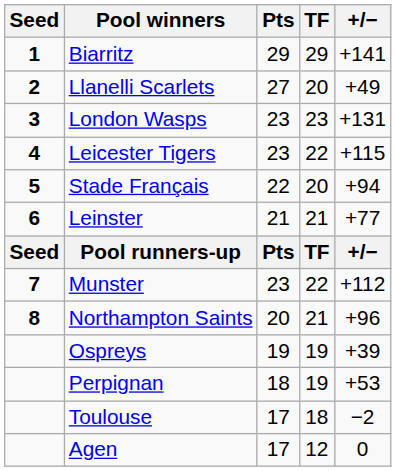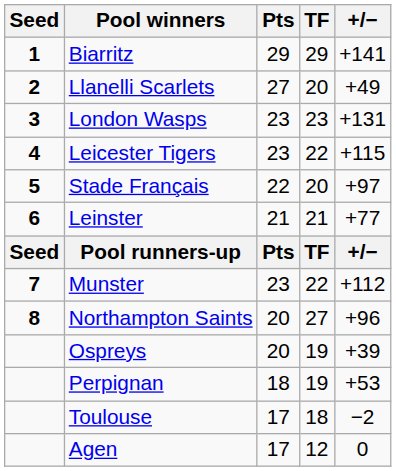(363, 185) +94 -> (363, 185) +97
(317, 317) 21 -> (317, 317) 27
(278, 350) 19 -> (278, 350) 20
